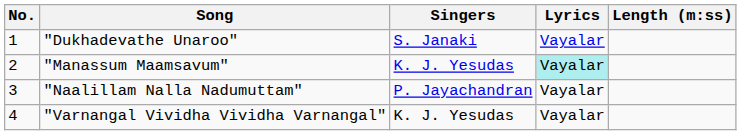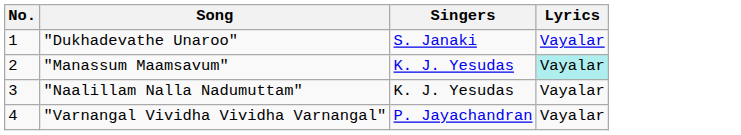- column: (672, 17)
(463, 92) P. Jayachandran -> (454, 92) K. J. Yesudas
(454, 117) K. J. Yesudas -> (463, 117) P. Jayachandran
